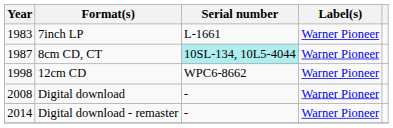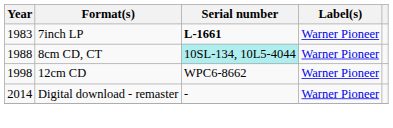(202, 34) normal -> (203, 34) bold
(20, 53) 1987 -> (20, 53) 1988
- row: (81, 93)
